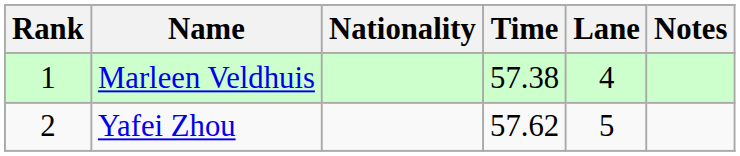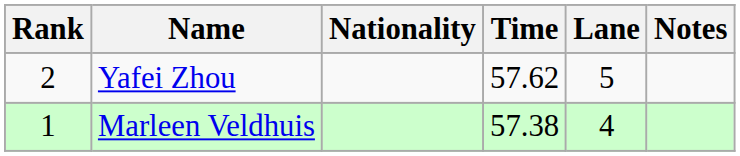rows swapped: (206, 77) <-> (167, 126)
